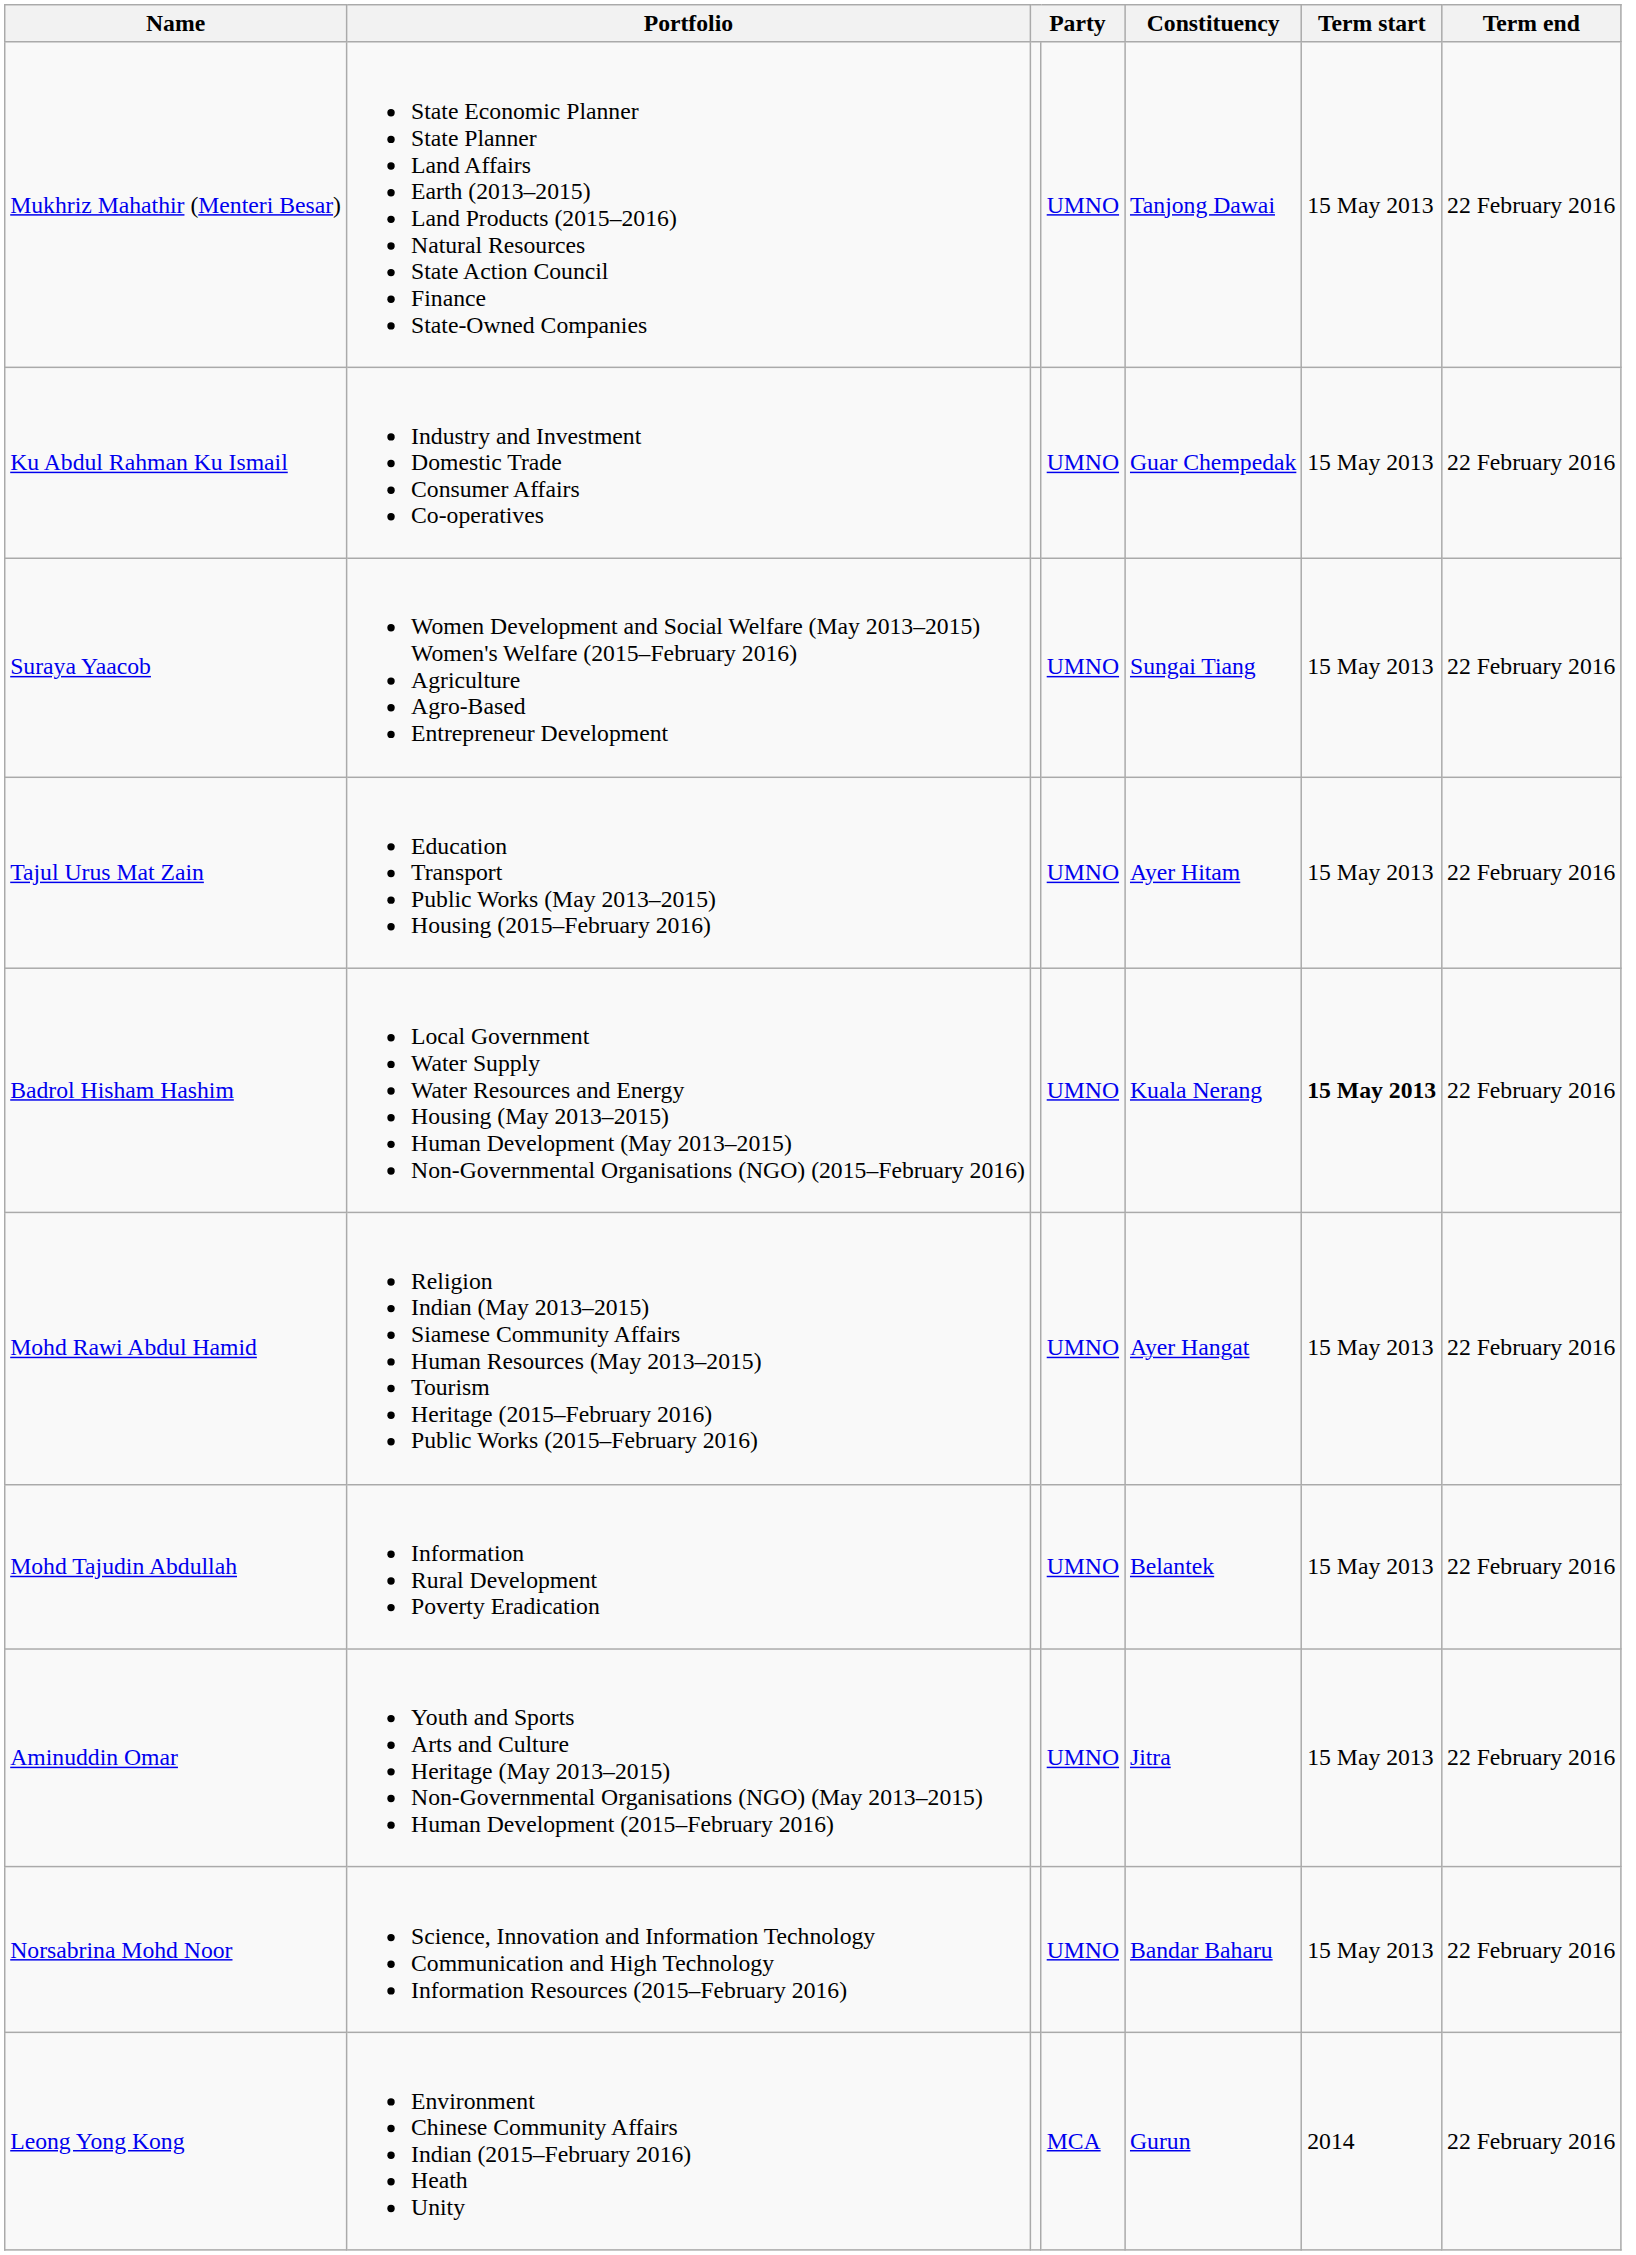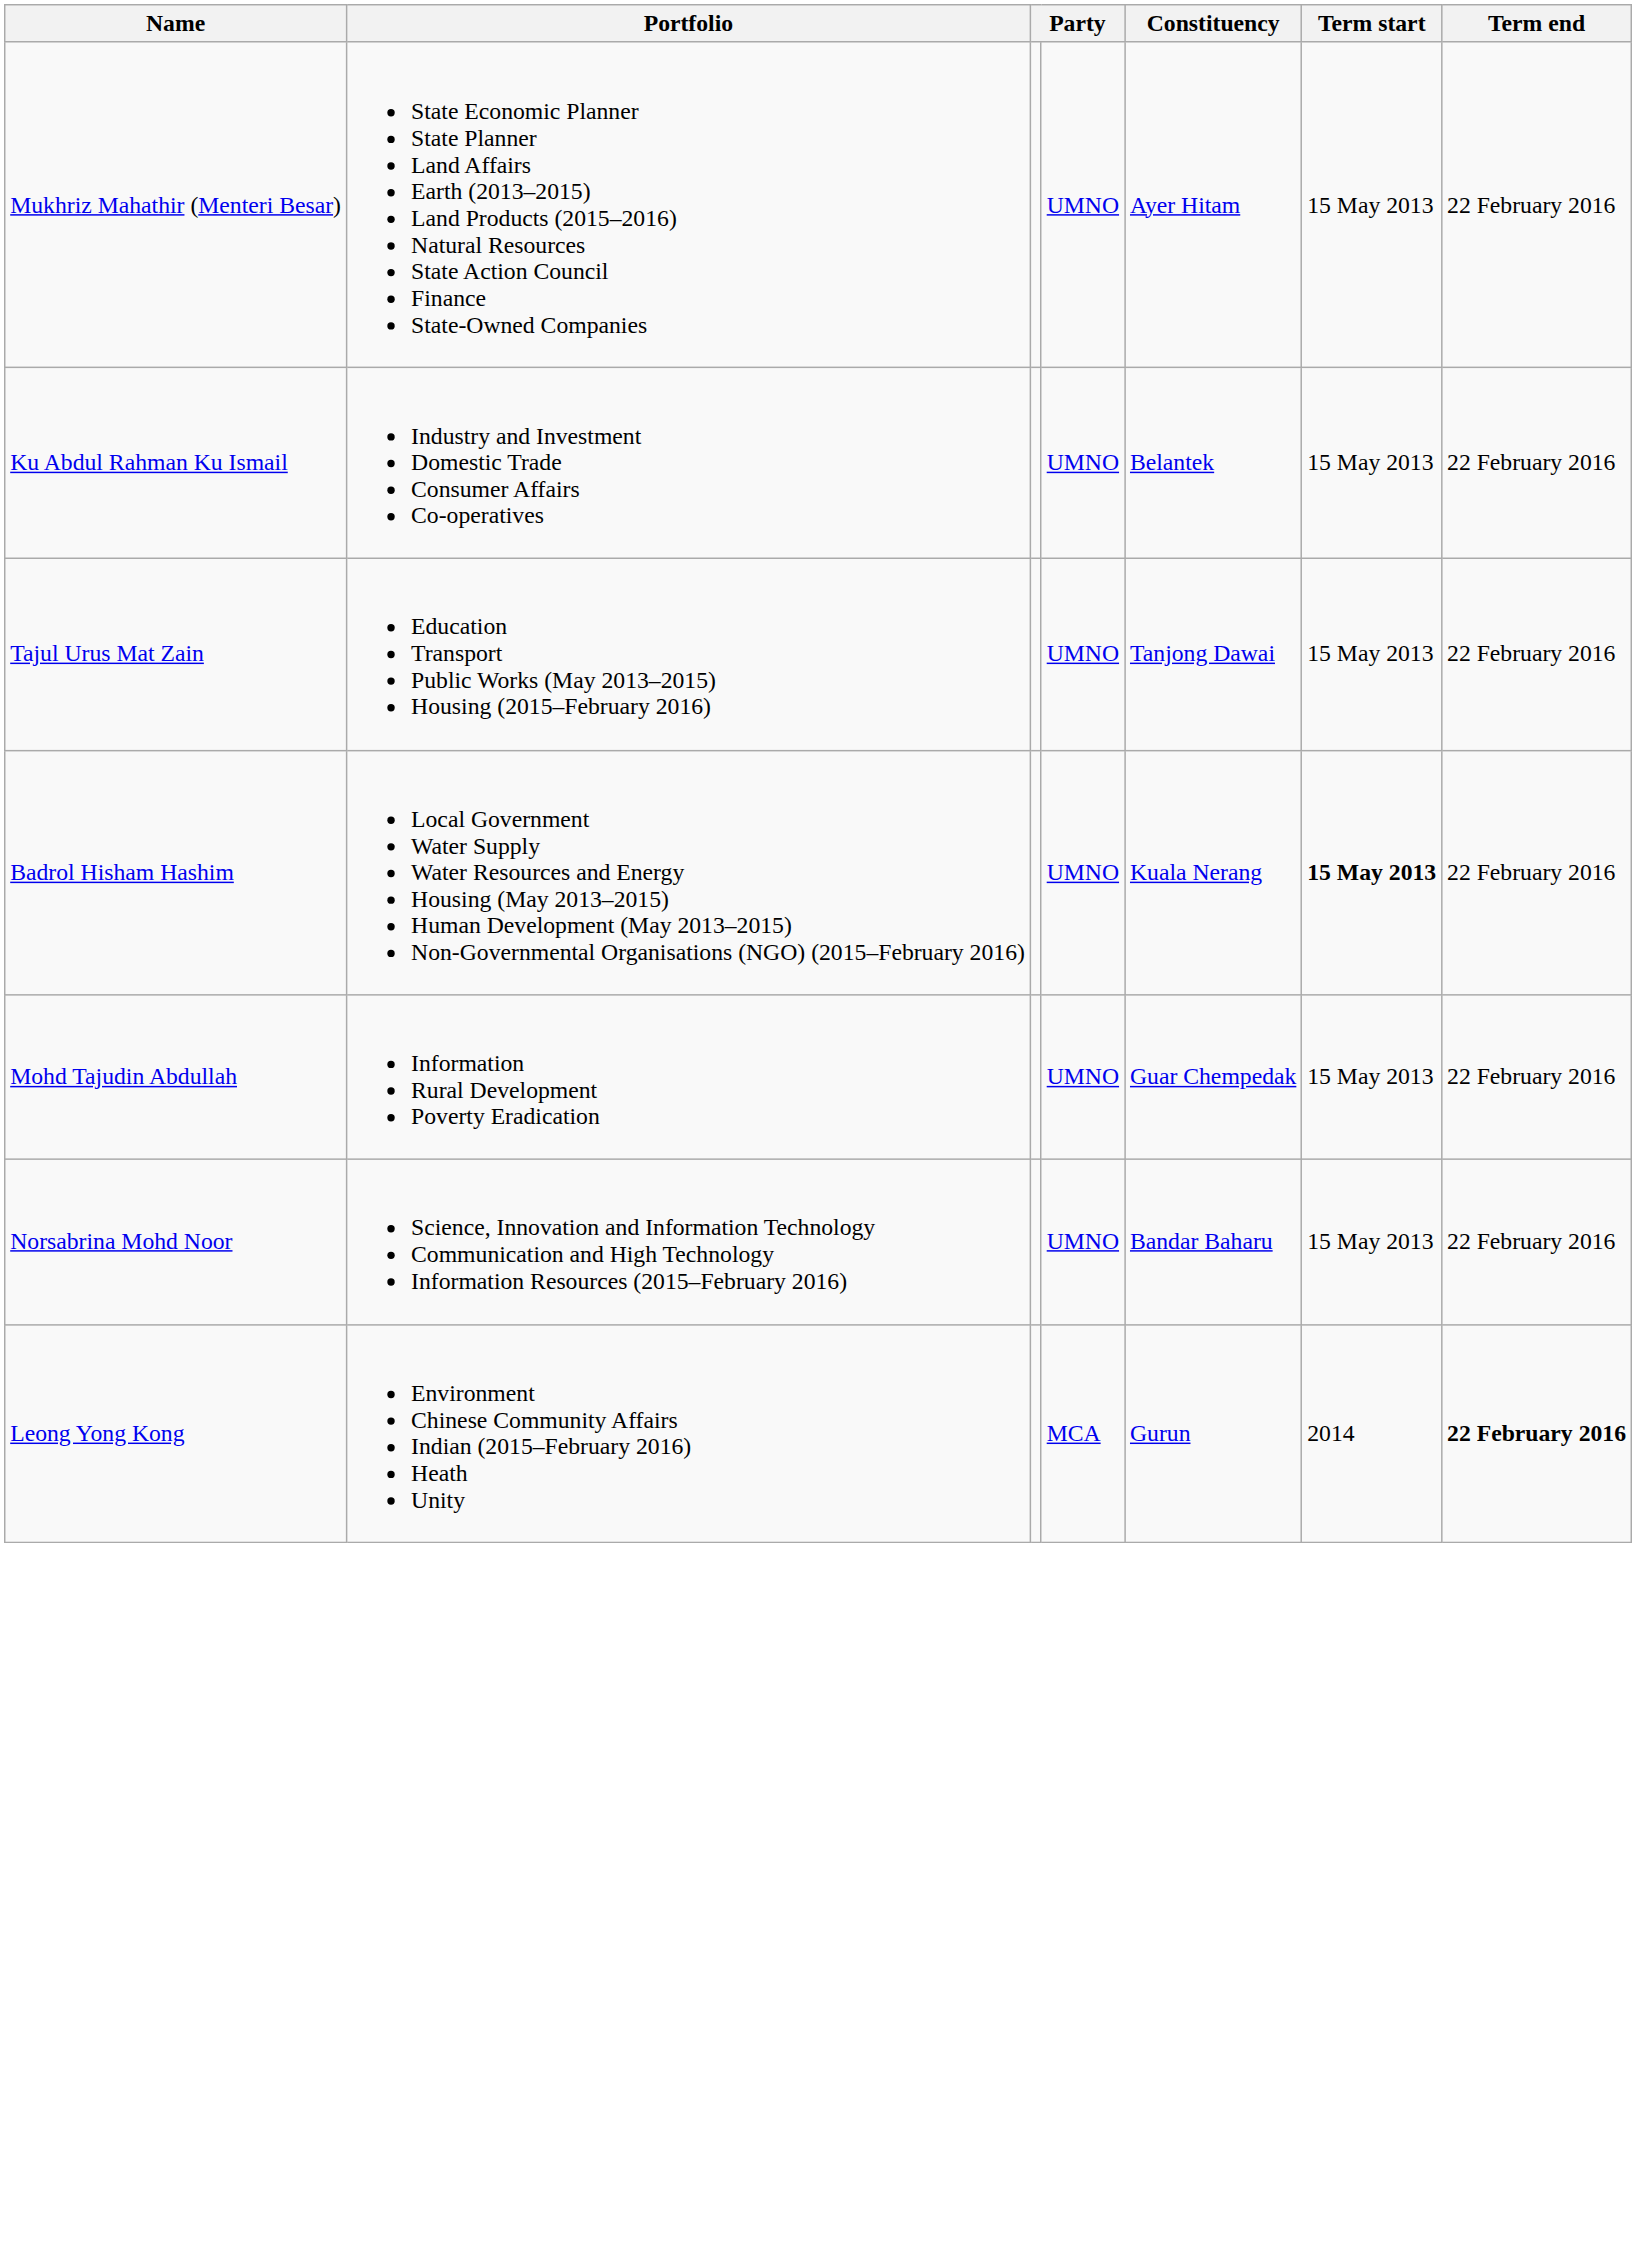(1202, 204) Tanjong Dawai -> (1185, 204) Ayer Hitam
(1213, 462) Guar Chempedak -> (1172, 462) Belantek
- row: (81, 667)
(1185, 872) Ayer Hitam -> (1202, 653) Tanjong Dawai
- row: (134, 1348)
(1172, 1566) Belantek -> (1213, 1076) Guar Chempedak
- row: (94, 1757)
(1531, 2140) normal -> (1537, 1433) bold
